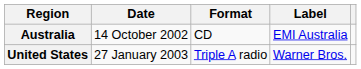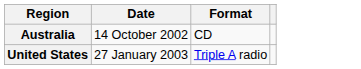- column: (310, 14)
